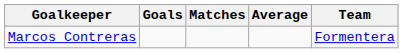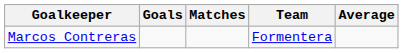columns swapped: (280, 15) <-> (355, 15)
